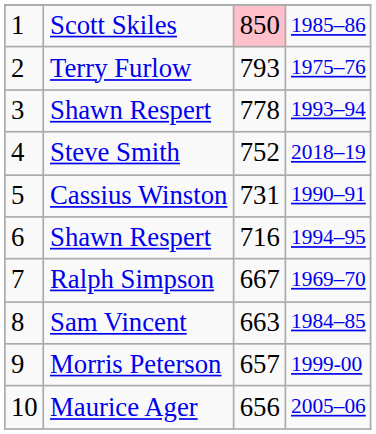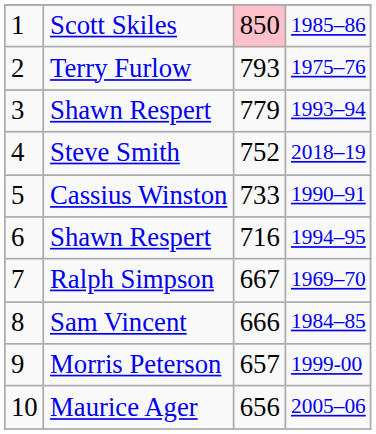(260, 110) 778 -> (260, 110) 779
(260, 195) 731 -> (260, 195) 733
(260, 322) 663 -> (260, 322) 666
